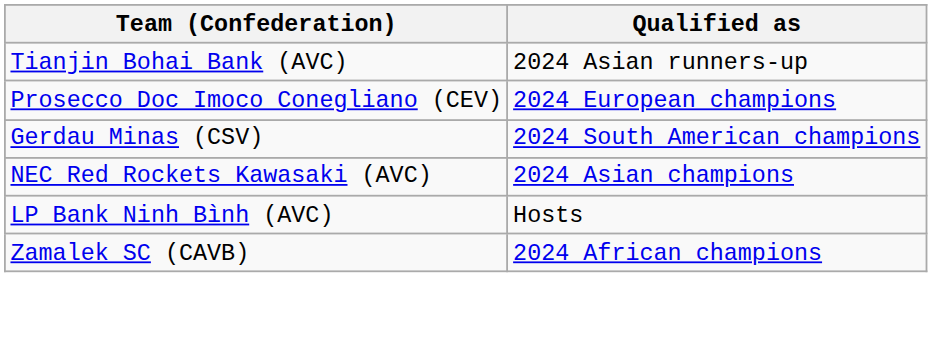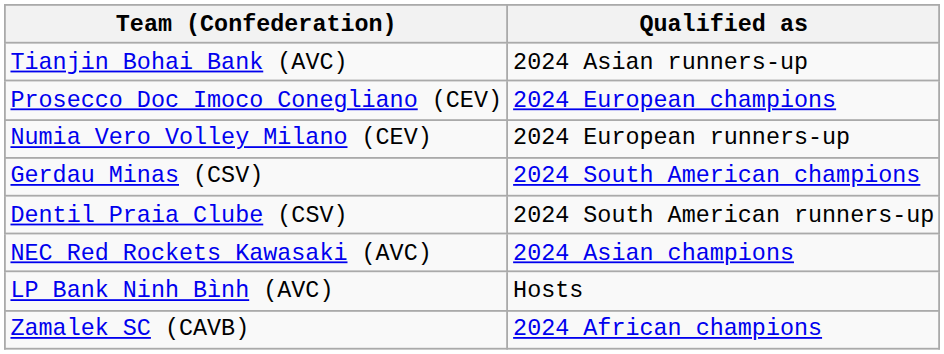+ row: (221, 138)
+ row: (179, 215)
